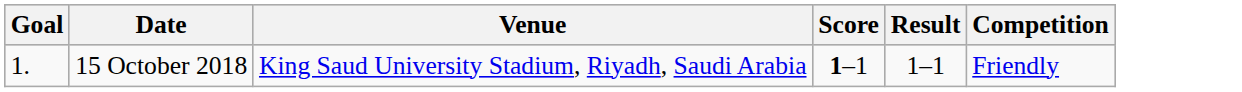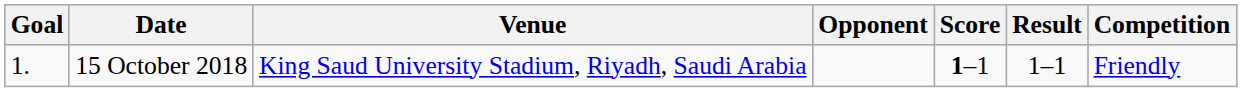+ column: (873, 24)
